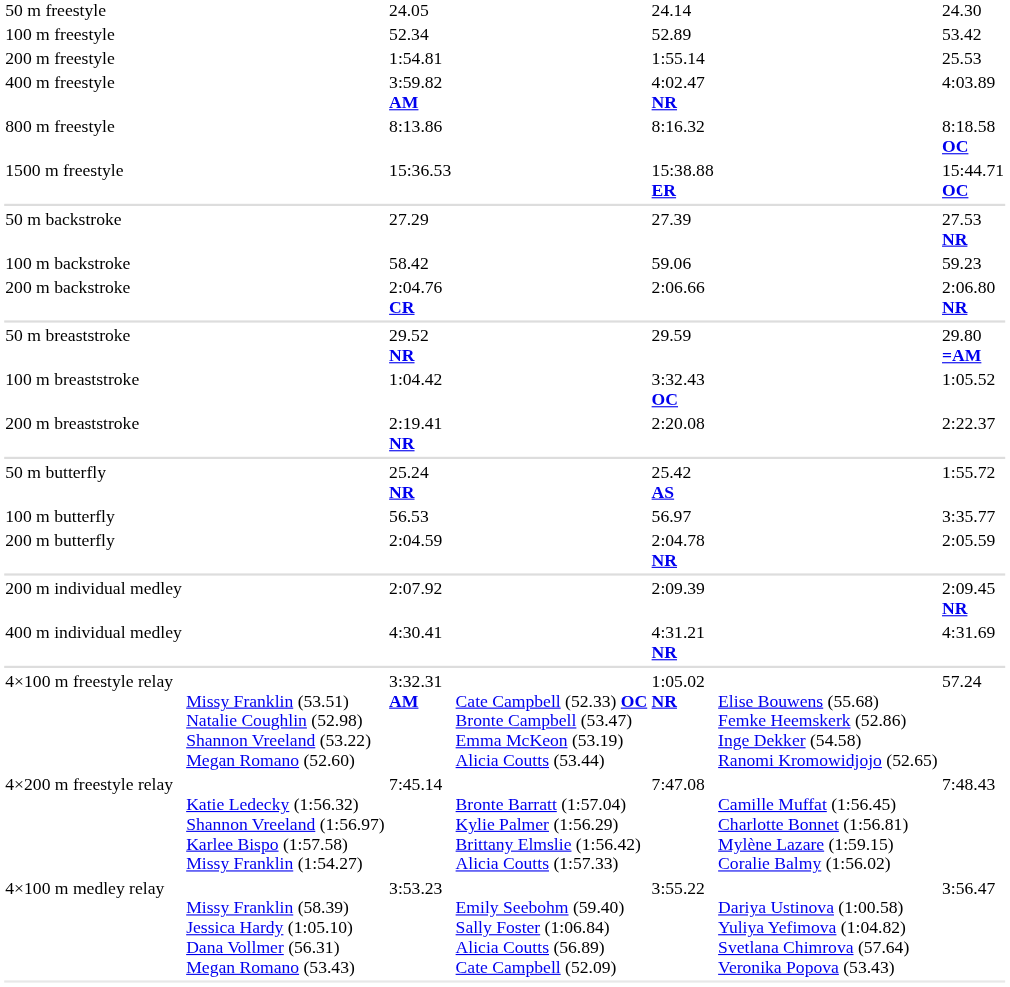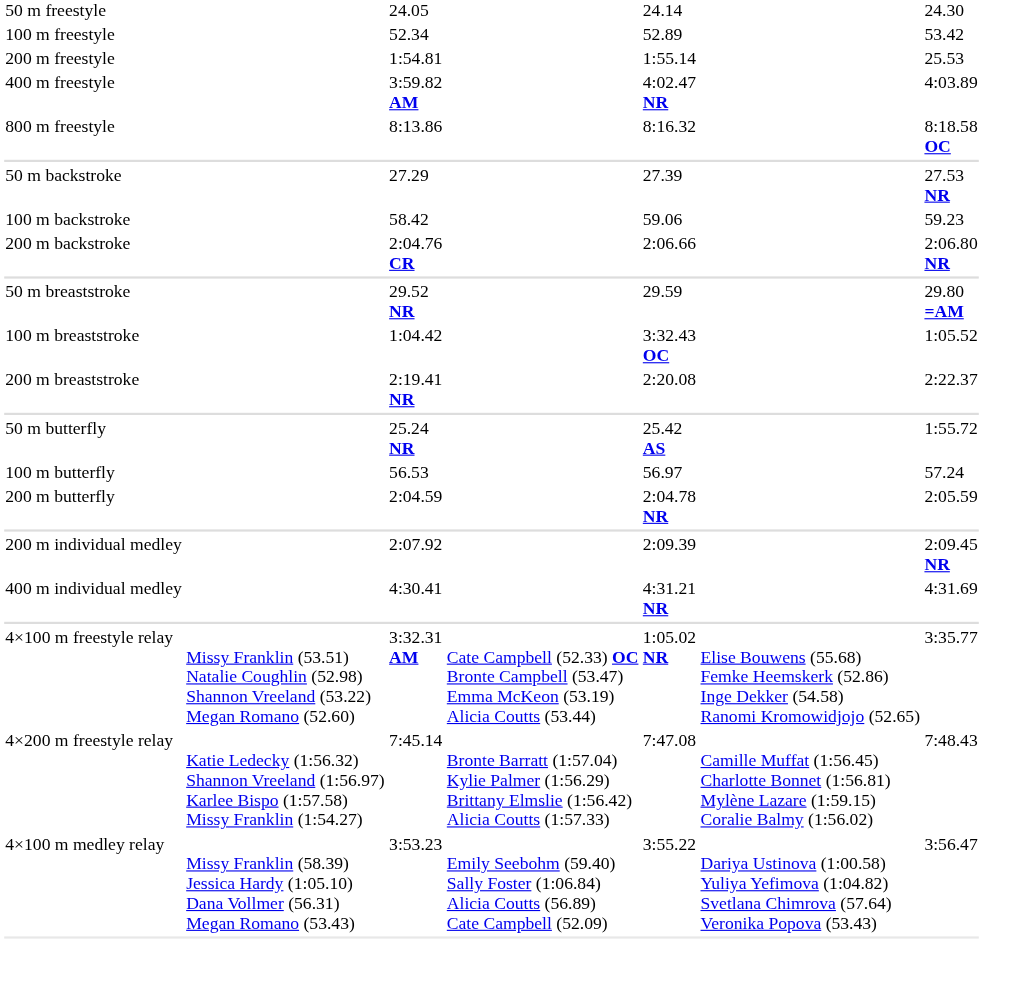- row: (64, 170)
(969, 516) 3:35.77 -> (944, 472) 57.24
(962, 681) 57.24 -> (951, 637) 3:35.77
